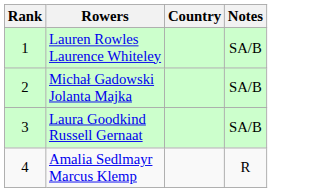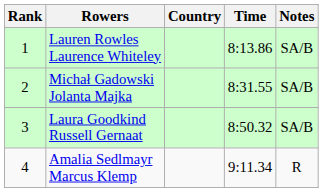+ column: (250, 16)
